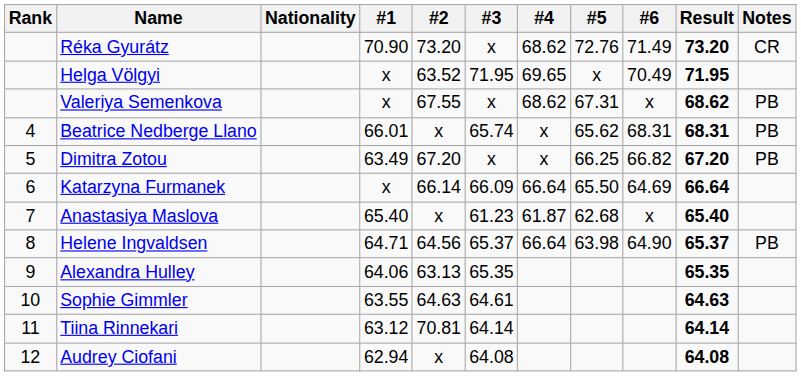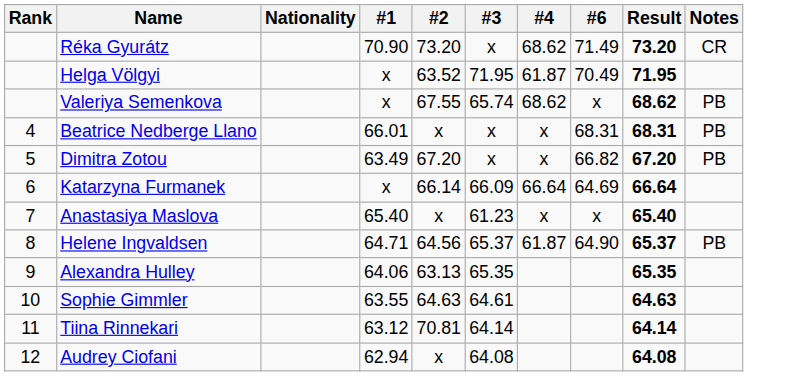- column: (597, 18)
(544, 74) 69.65 -> (544, 74) 61.87
(491, 103) x -> (491, 103) 65.74
(491, 131) 65.74 -> (491, 131) x
(544, 215) 61.87 -> (544, 215) x
(544, 243) 66.64 -> (544, 243) 61.87
